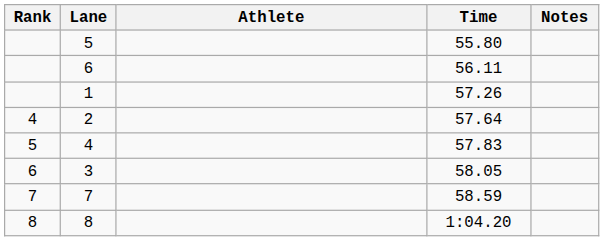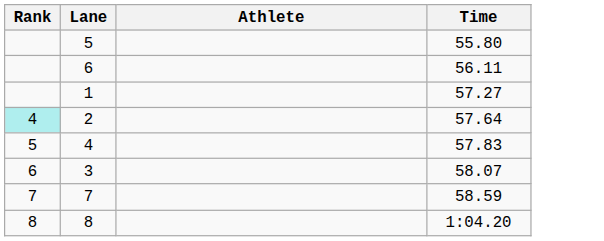- column: (565, 17)
(478, 94) 57.26 -> (478, 94) 57.27
(33, 120) no background -> (33, 120) paleturquoise background
(478, 171) 58.05 -> (478, 171) 58.07
